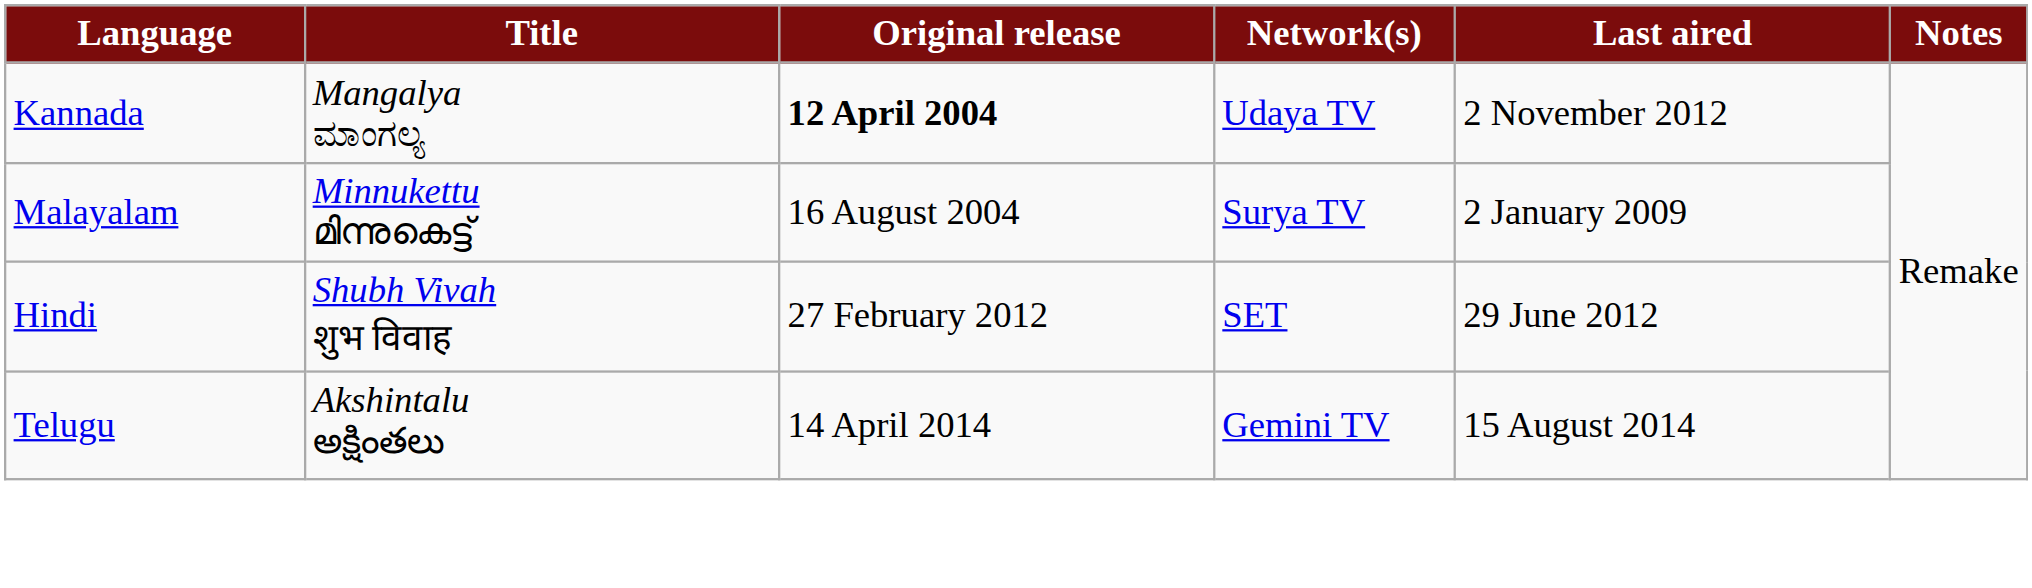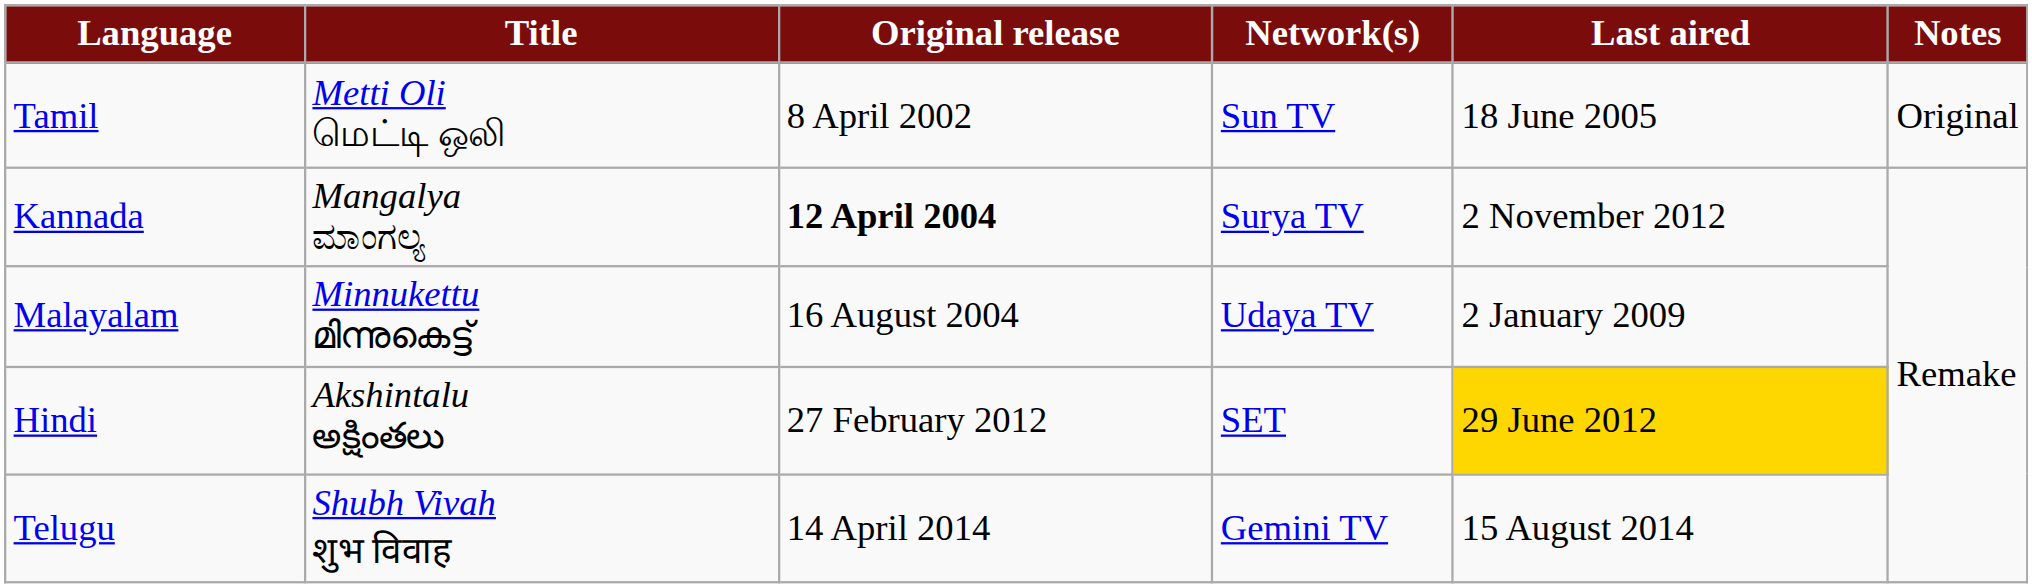+ row: (56, 114)
(1299, 112) Udaya TV -> (1292, 216) Surya TV
(1294, 211) Surya TV -> (1297, 315) Udaya TV
(404, 314) Shubh Vivah शुभ विवाह -> (391, 414) Akshintalu అక్షింతలు
(1561, 315) no background -> (1559, 419) gold background
(391, 419) Akshintalu అక్షింతలు -> (404, 526) Shubh Vivah शुभ विवाह
